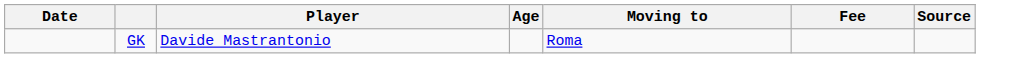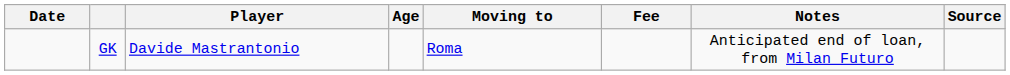+ column: (818, 17)
